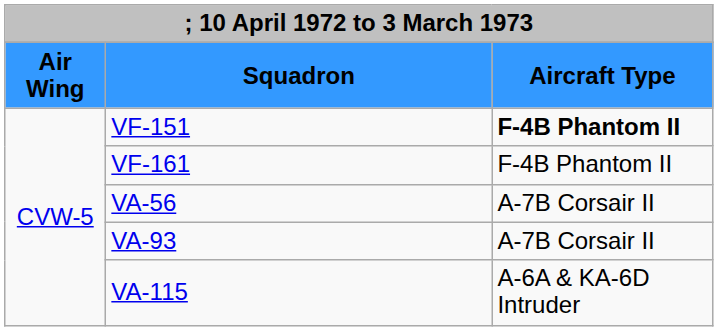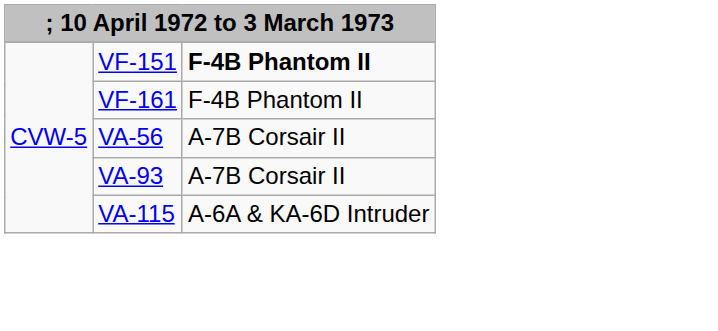- row: (299, 75)
